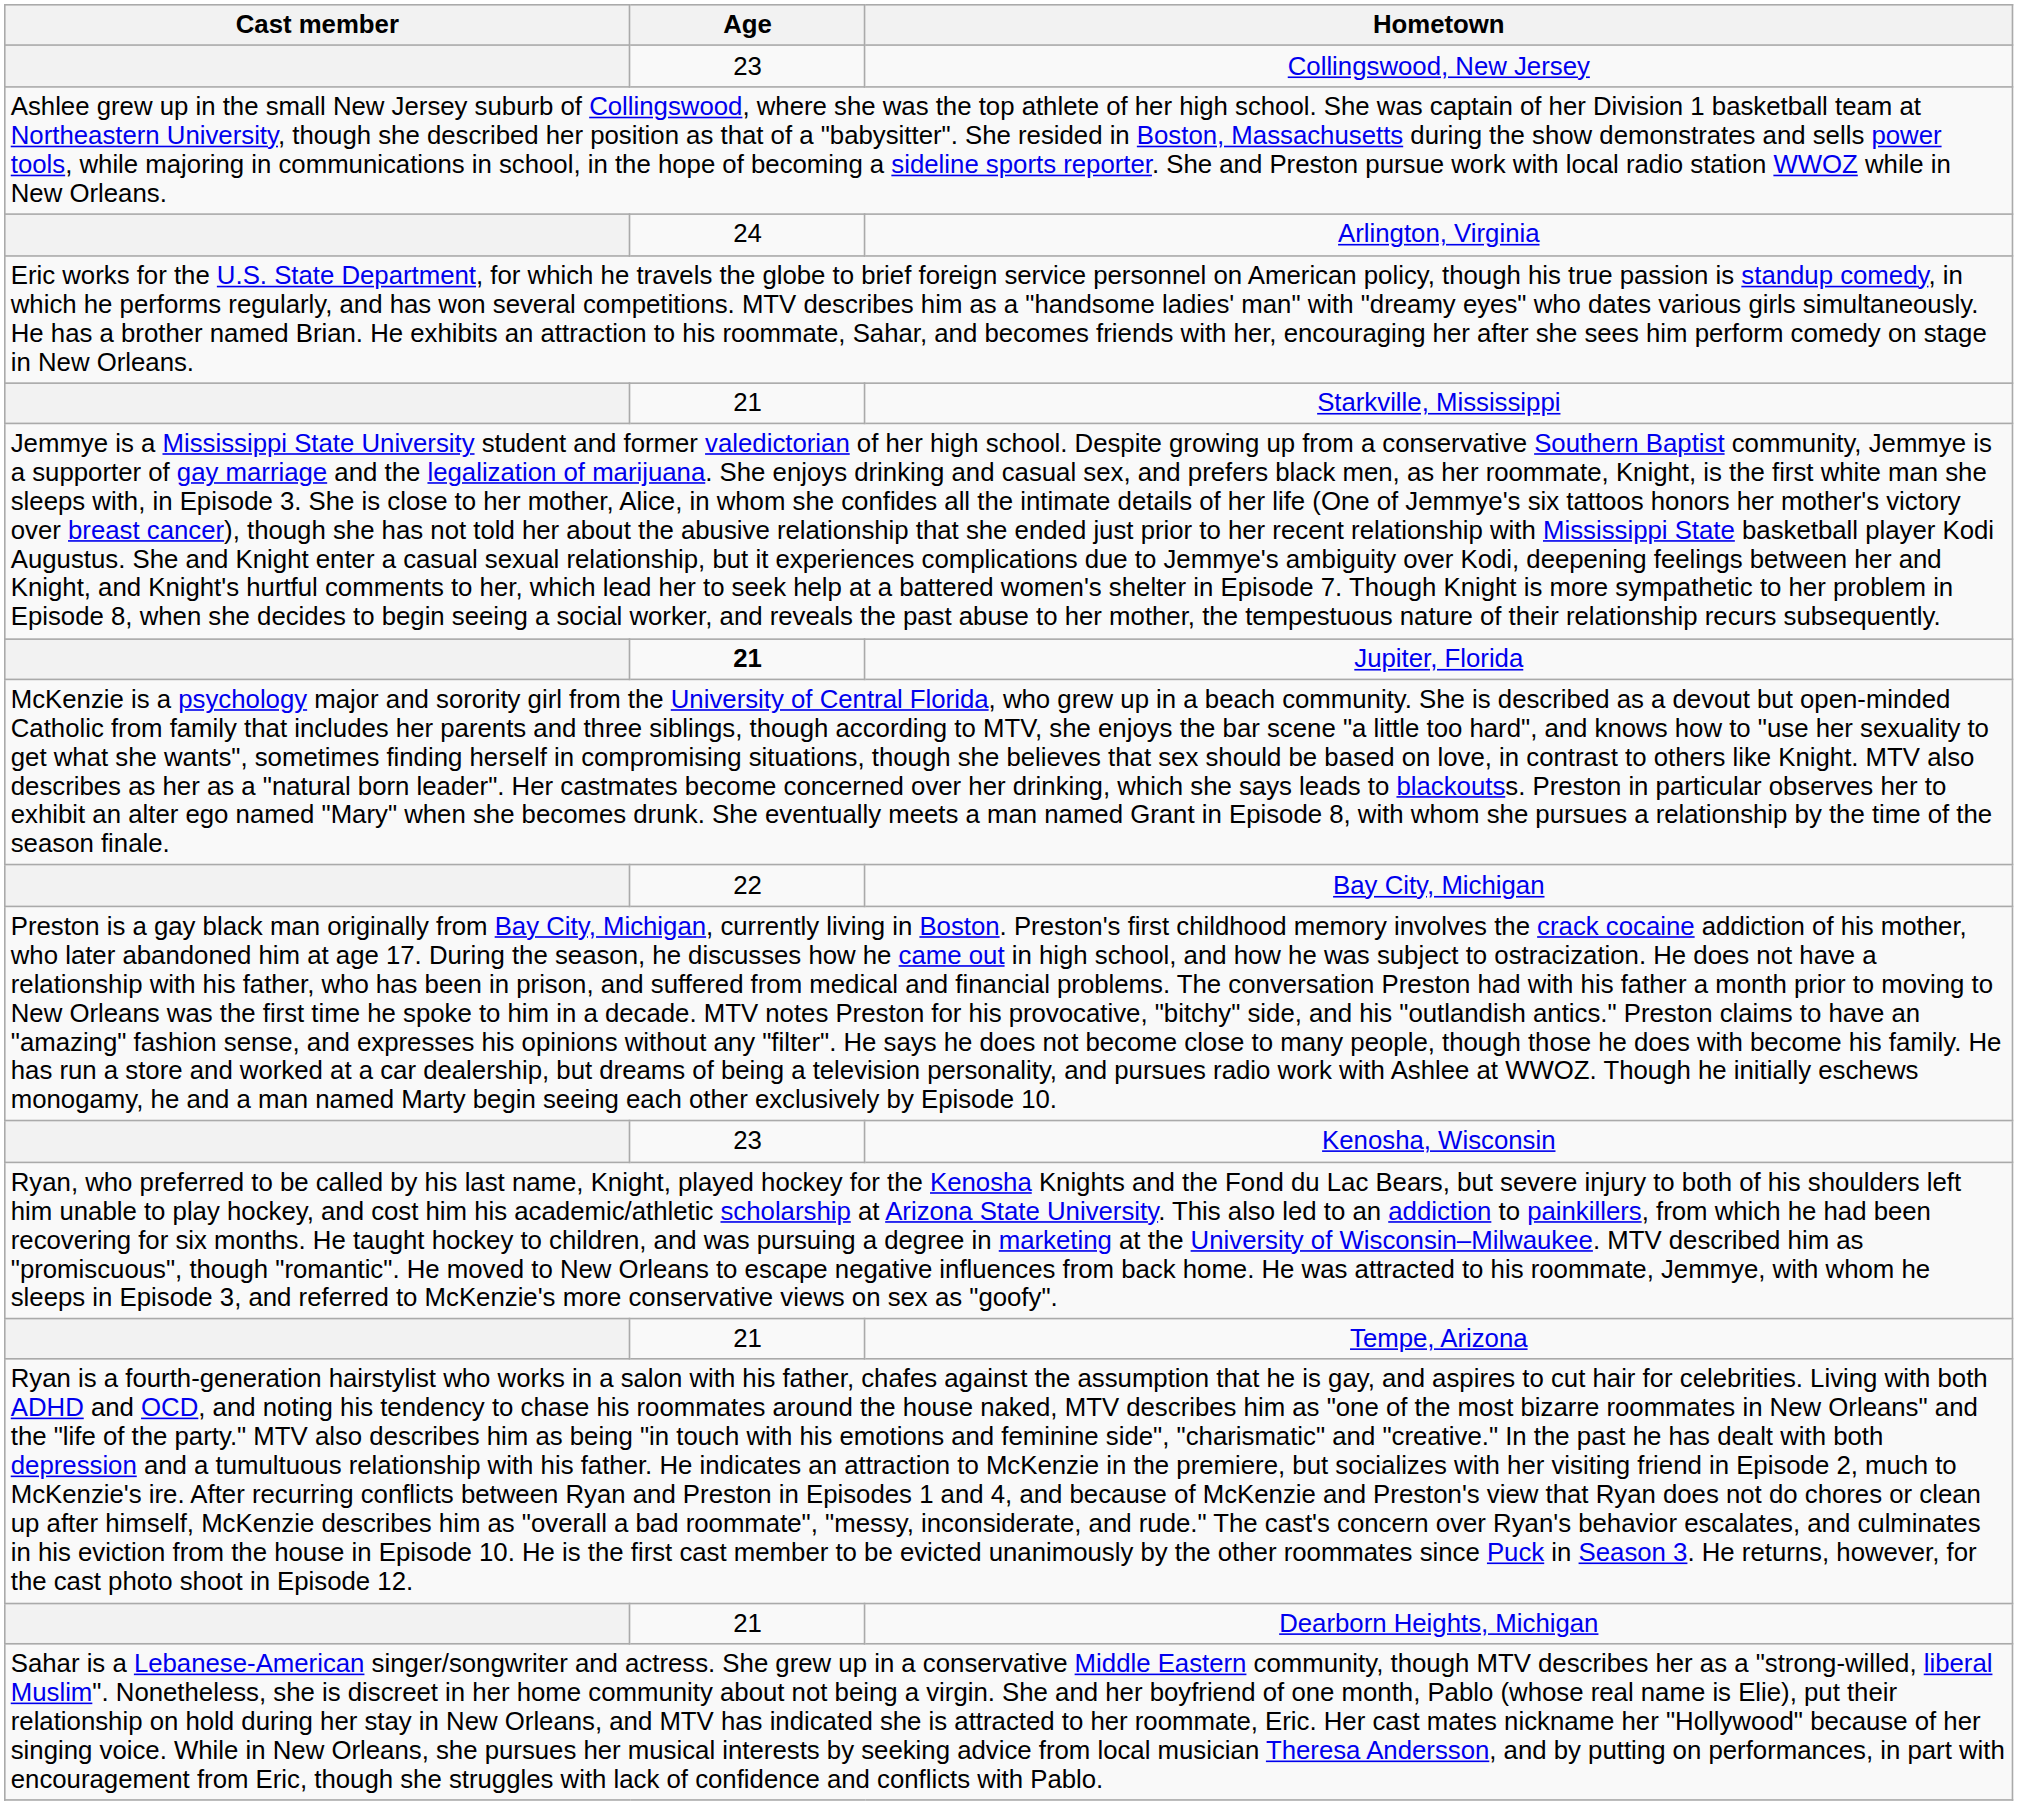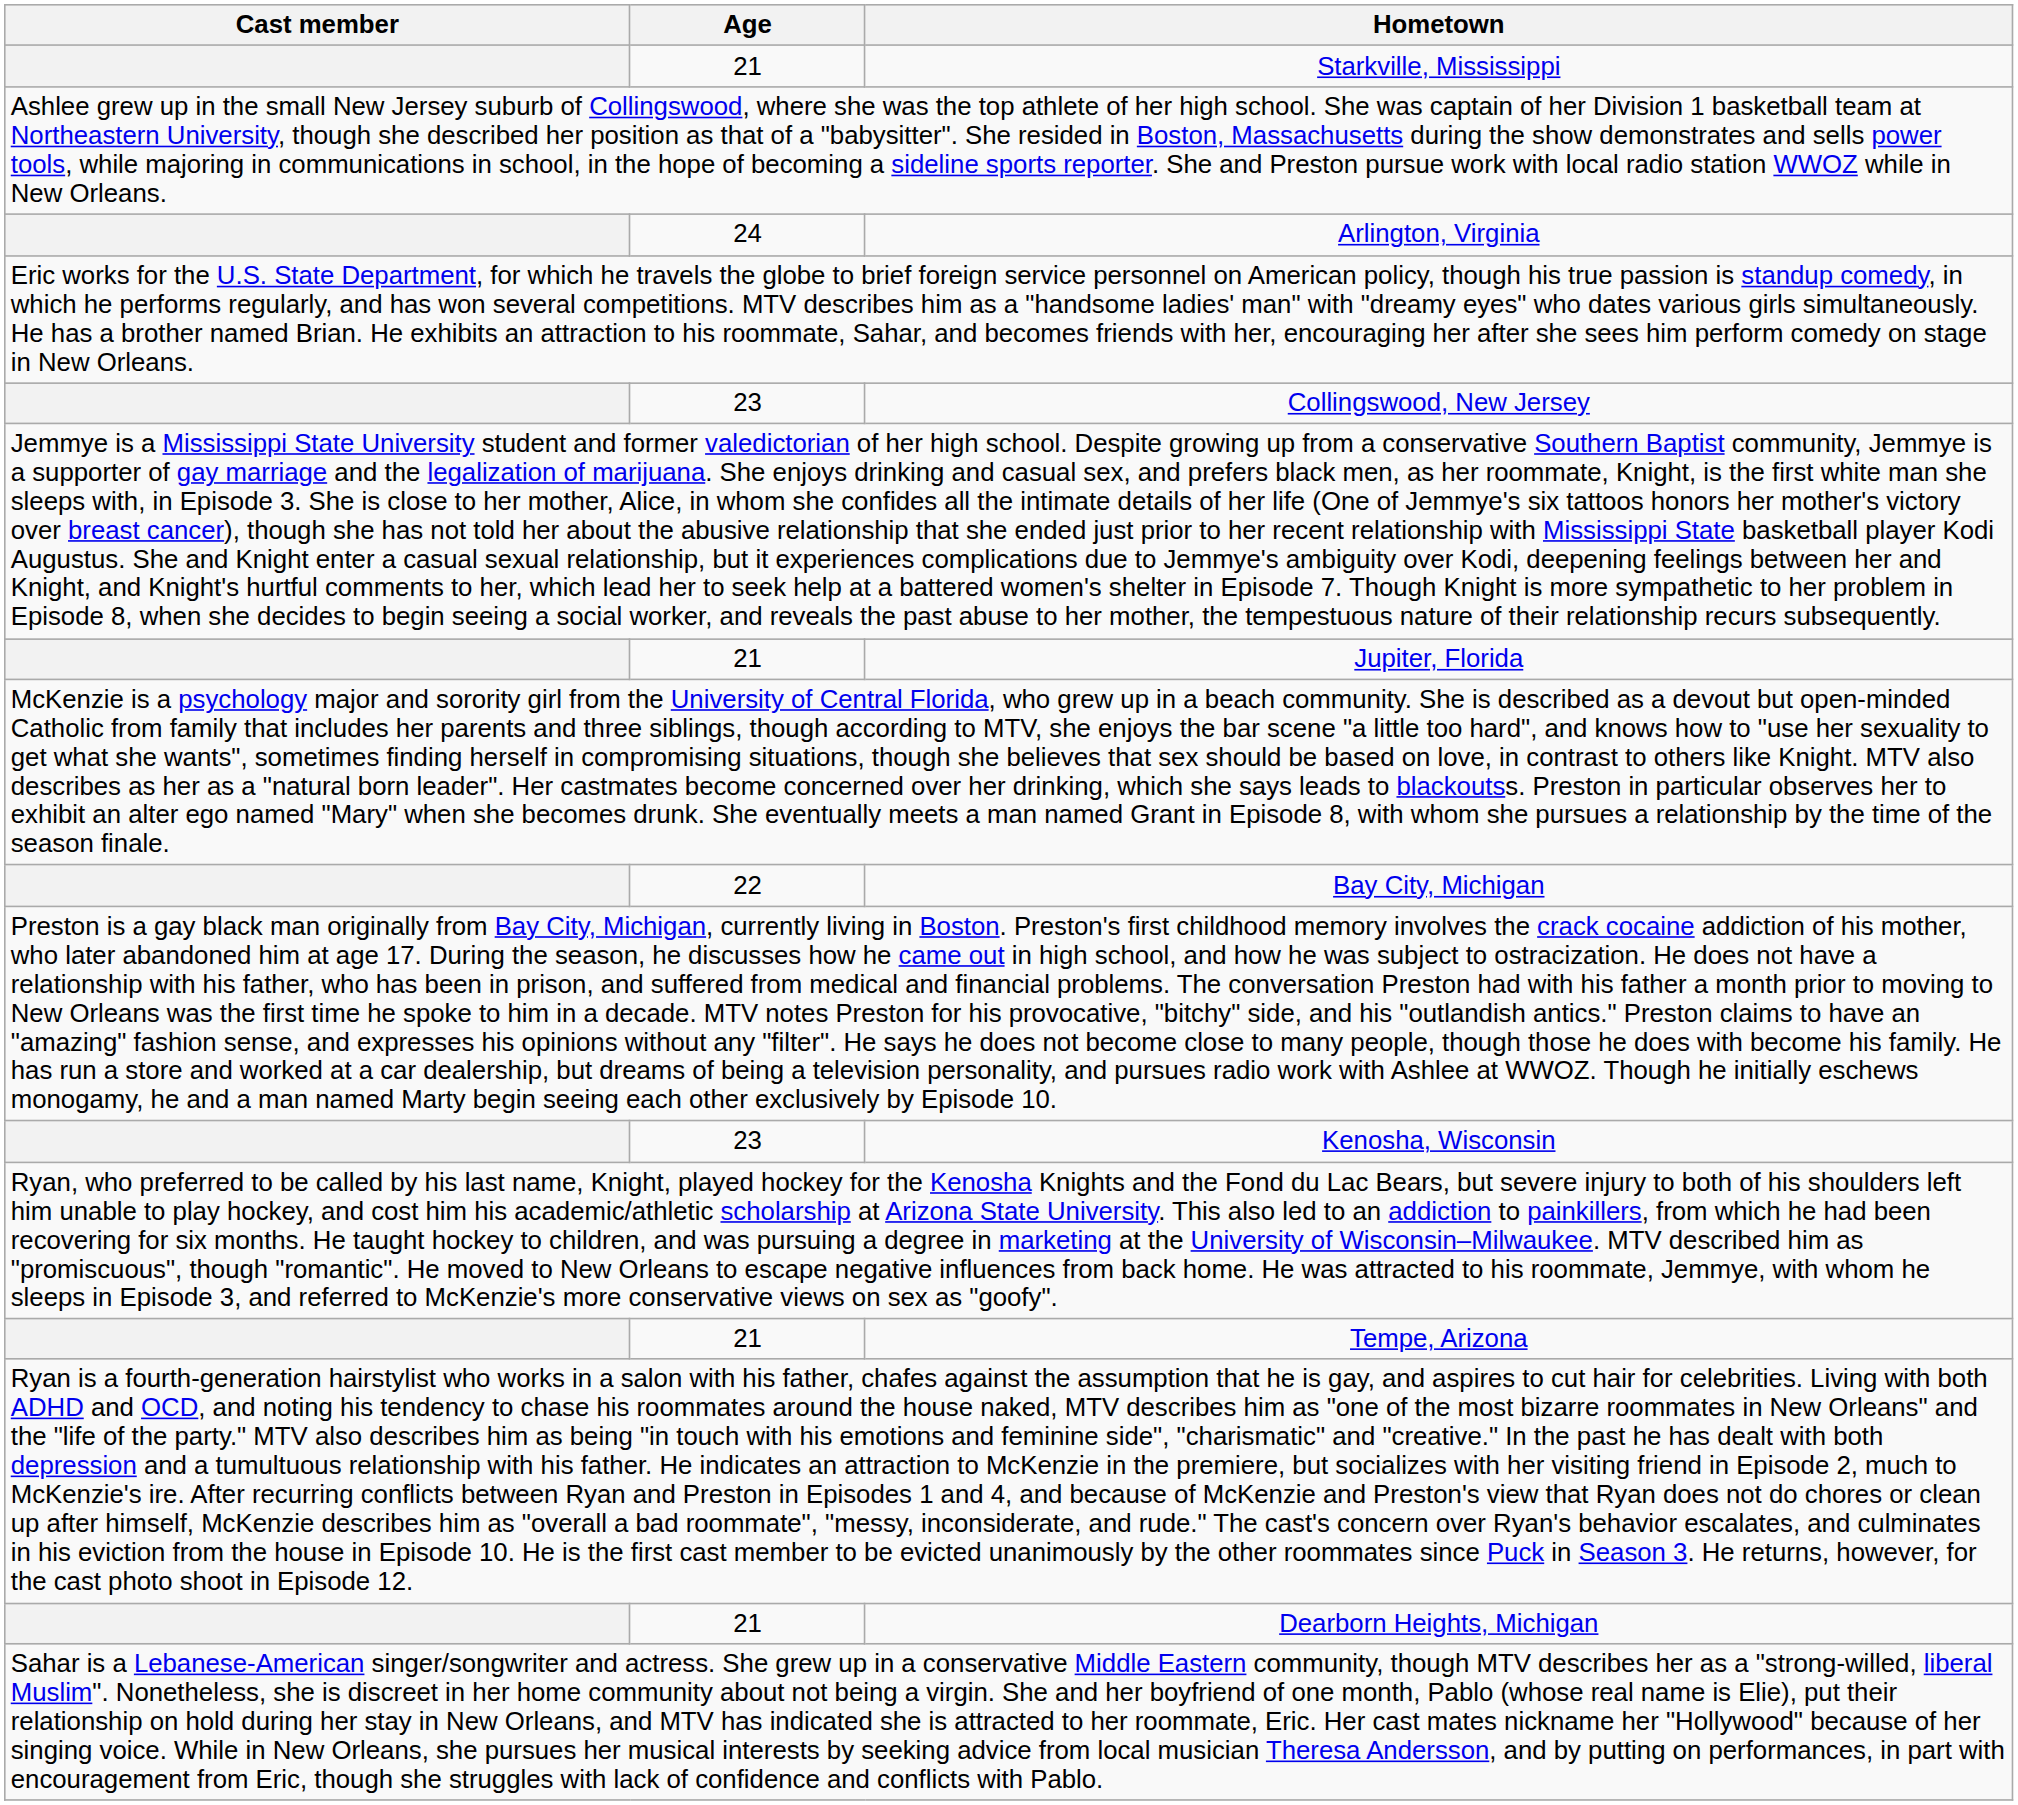rows swapped: (1439, 65) <-> (1439, 403)
(747, 658) bold -> (747, 658) normal
